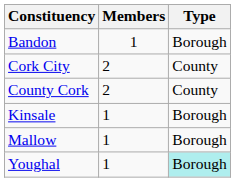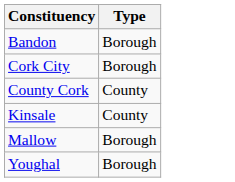- column: (134, 16)
(195, 66) County -> (129, 66) Borough
(200, 115) Borough -> (125, 115) County
(200, 164) paleturquoise background -> (129, 164) no background
